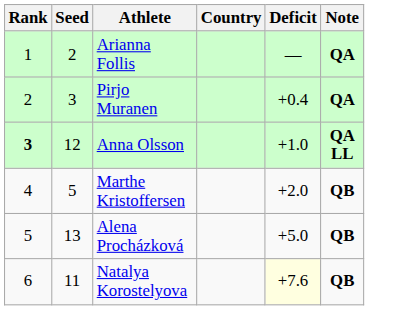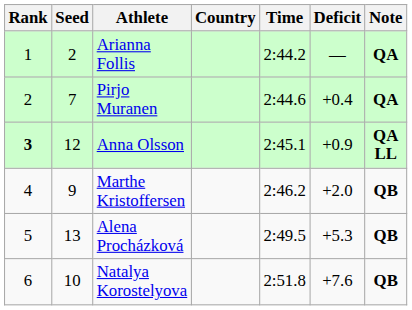+ column: (285, 17)
(72, 99) 3 -> (72, 99) 7
(293, 145) +1.0 -> (337, 145) +0.9
(72, 190) 5 -> (72, 190) 9
(293, 236) +5.0 -> (337, 236) +5.3
(72, 281) 11 -> (72, 281) 10
(293, 281) lightyellow background -> (337, 281) no background
